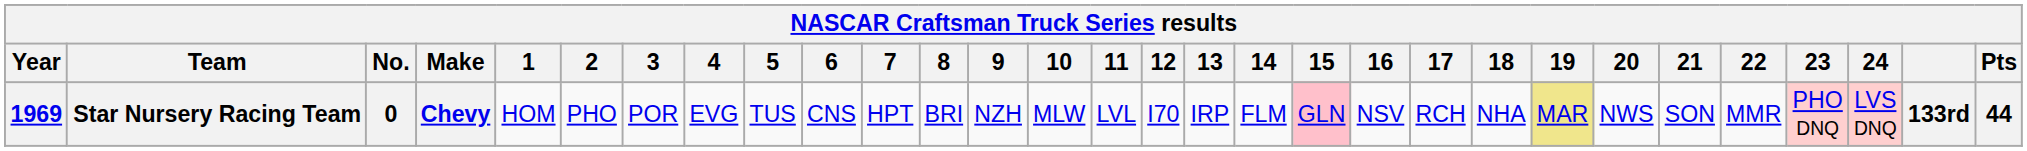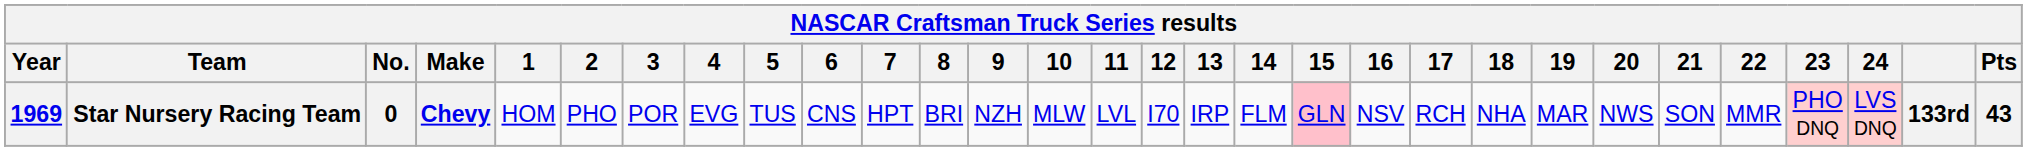(1563, 114) khaki background -> (1563, 114) no background
(1999, 114) 44 -> (1999, 114) 43
